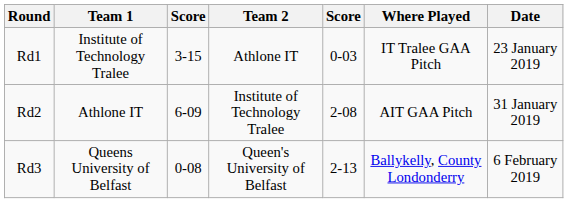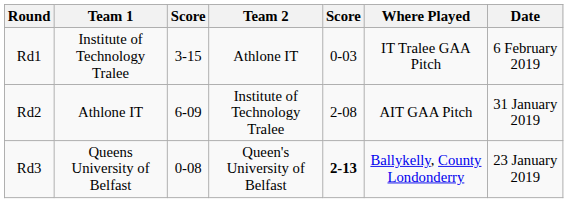(525, 56) 23 January 2019 -> (525, 56) 6 February 2019
(343, 169) normal -> (343, 169) bold
(525, 169) 6 February 2019 -> (525, 169) 23 January 2019
